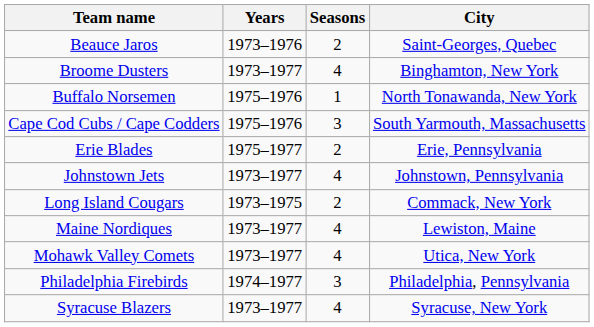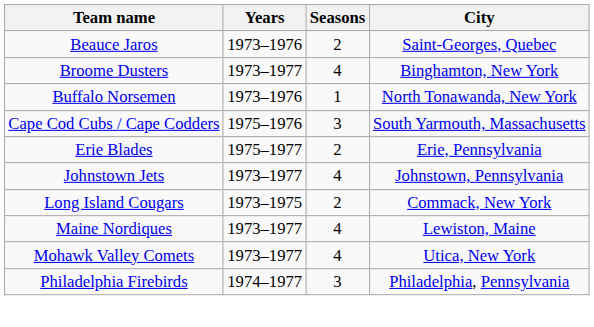(265, 96) 1975–1976 -> (265, 96) 1973–1976
- row: (114, 307)
